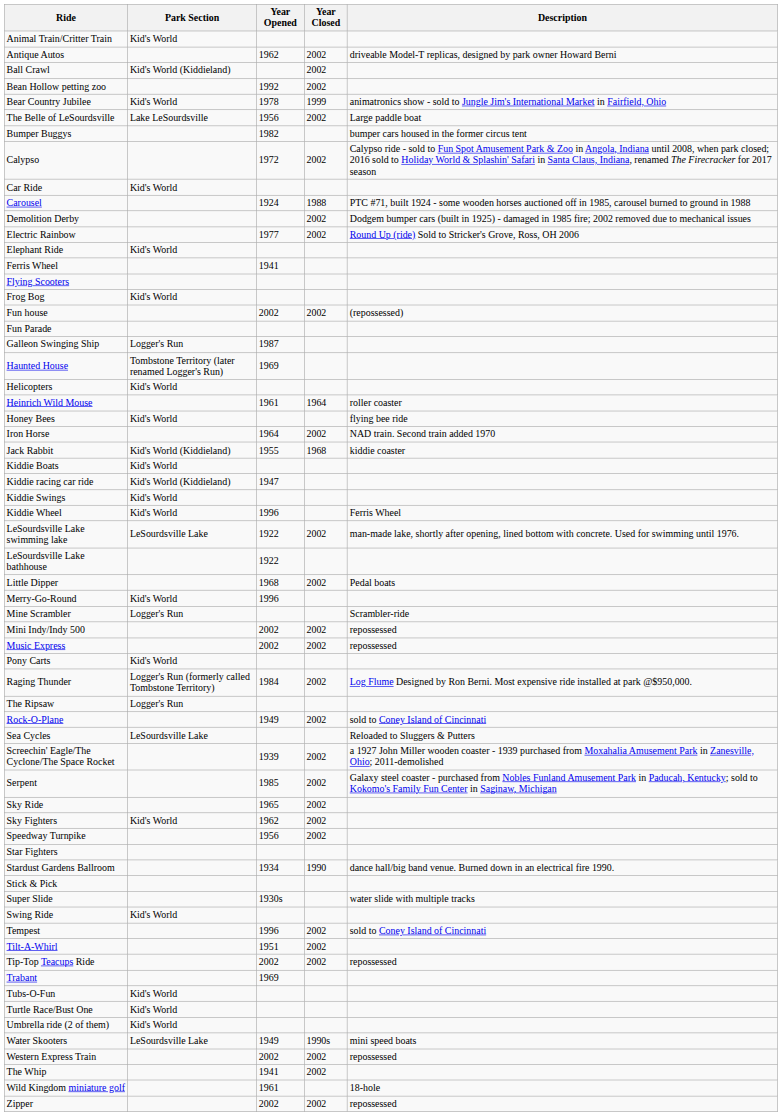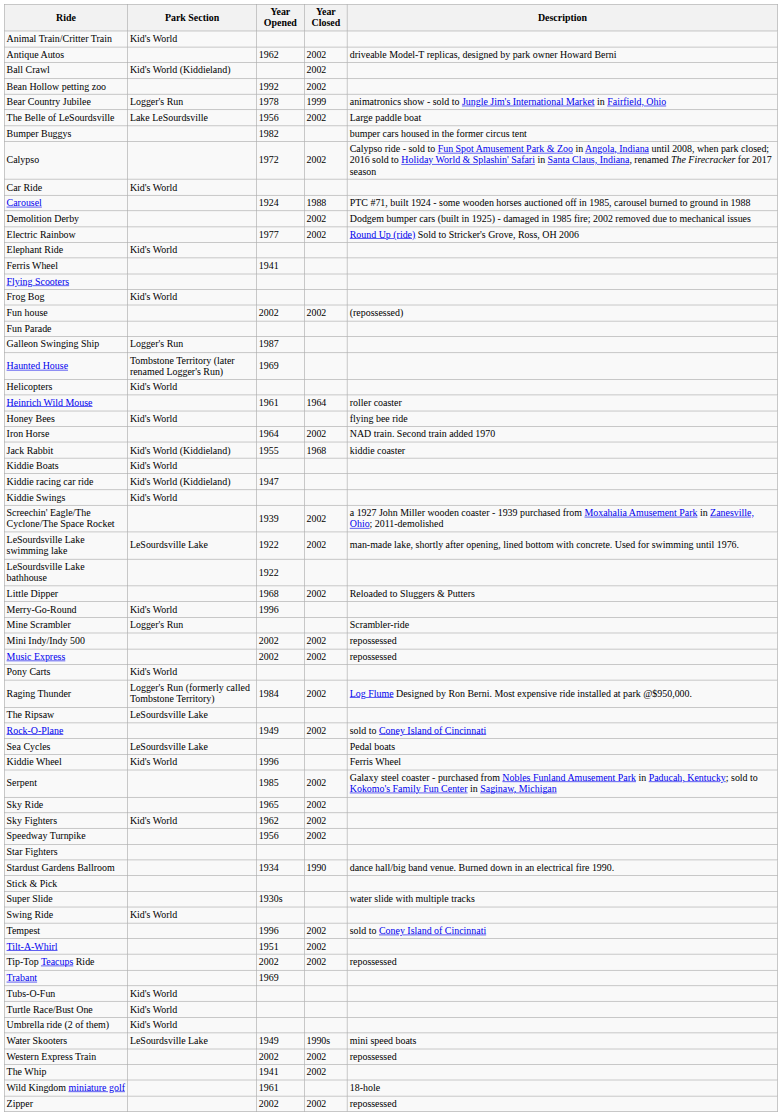(154, 102) Kid's World -> (157, 102) Logger's Run
rows swapped: (34, 513) <-> (61, 756)
(372, 582) Pedal boats -> (412, 593) Reloaded to Sluggers & Putters
(157, 704) Logger's Run -> (169, 715) LeSourdsville Lake
(412, 735) Reloaded to Sluggers & Putters -> (372, 746) Pedal boats
